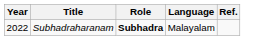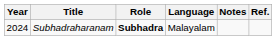+ column: (233, 12)
(17, 27) 2022 -> (17, 27) 2024
